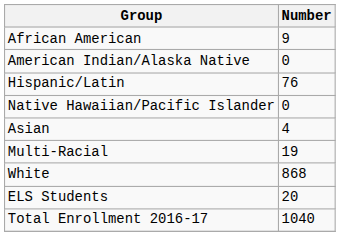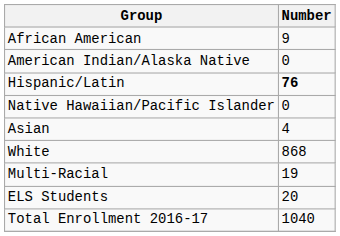(290, 84) normal -> (290, 84) bold
rows swapped: (29, 175) <-> (58, 152)
